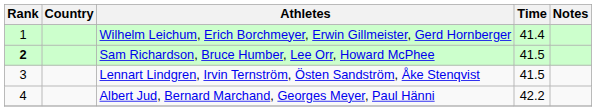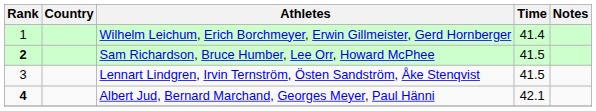(23, 95) normal -> (23, 95) bold
(532, 95) 42.2 -> (532, 95) 42.1
